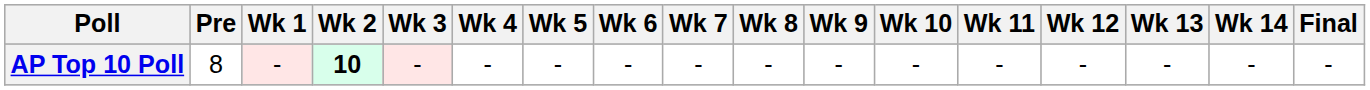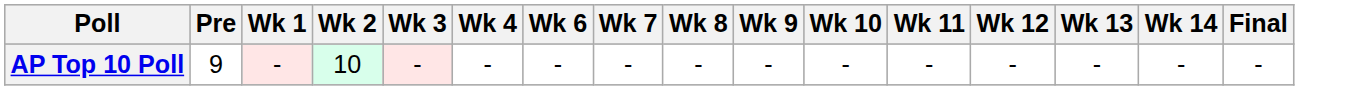- column: (558, 24)
(216, 64) 8 -> (216, 64) 9
(347, 64) bold -> (347, 64) normal
